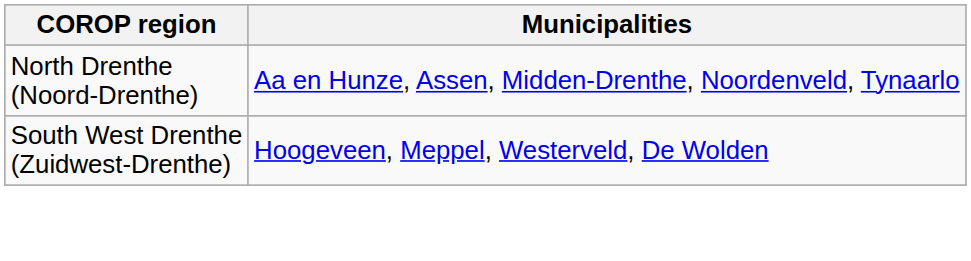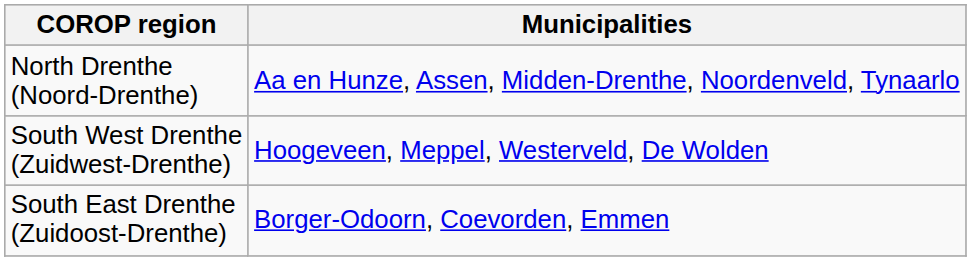+ row: (123, 219)
